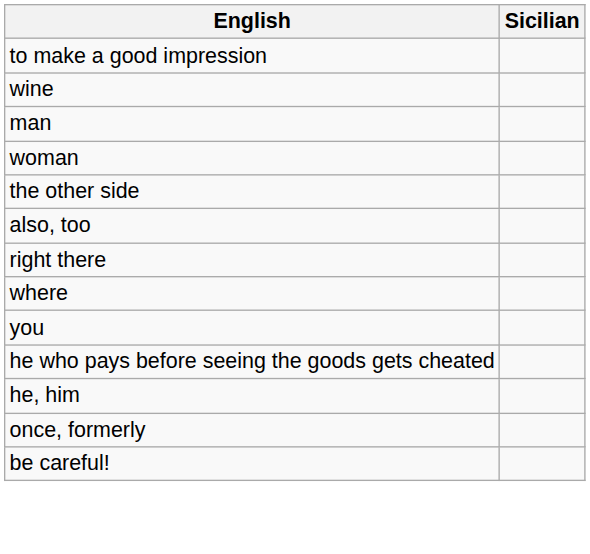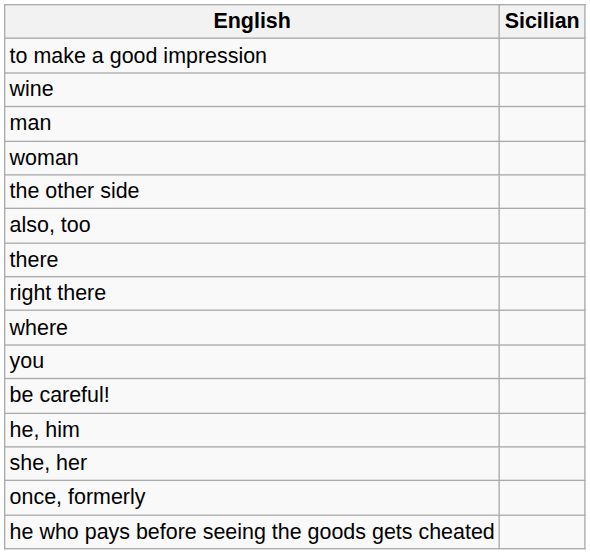+ row: (34, 259)
rows swapped: (60, 463) <-> (252, 361)
+ row: (48, 463)
